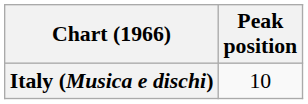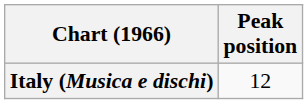(260, 80) 10 -> (260, 80) 12
